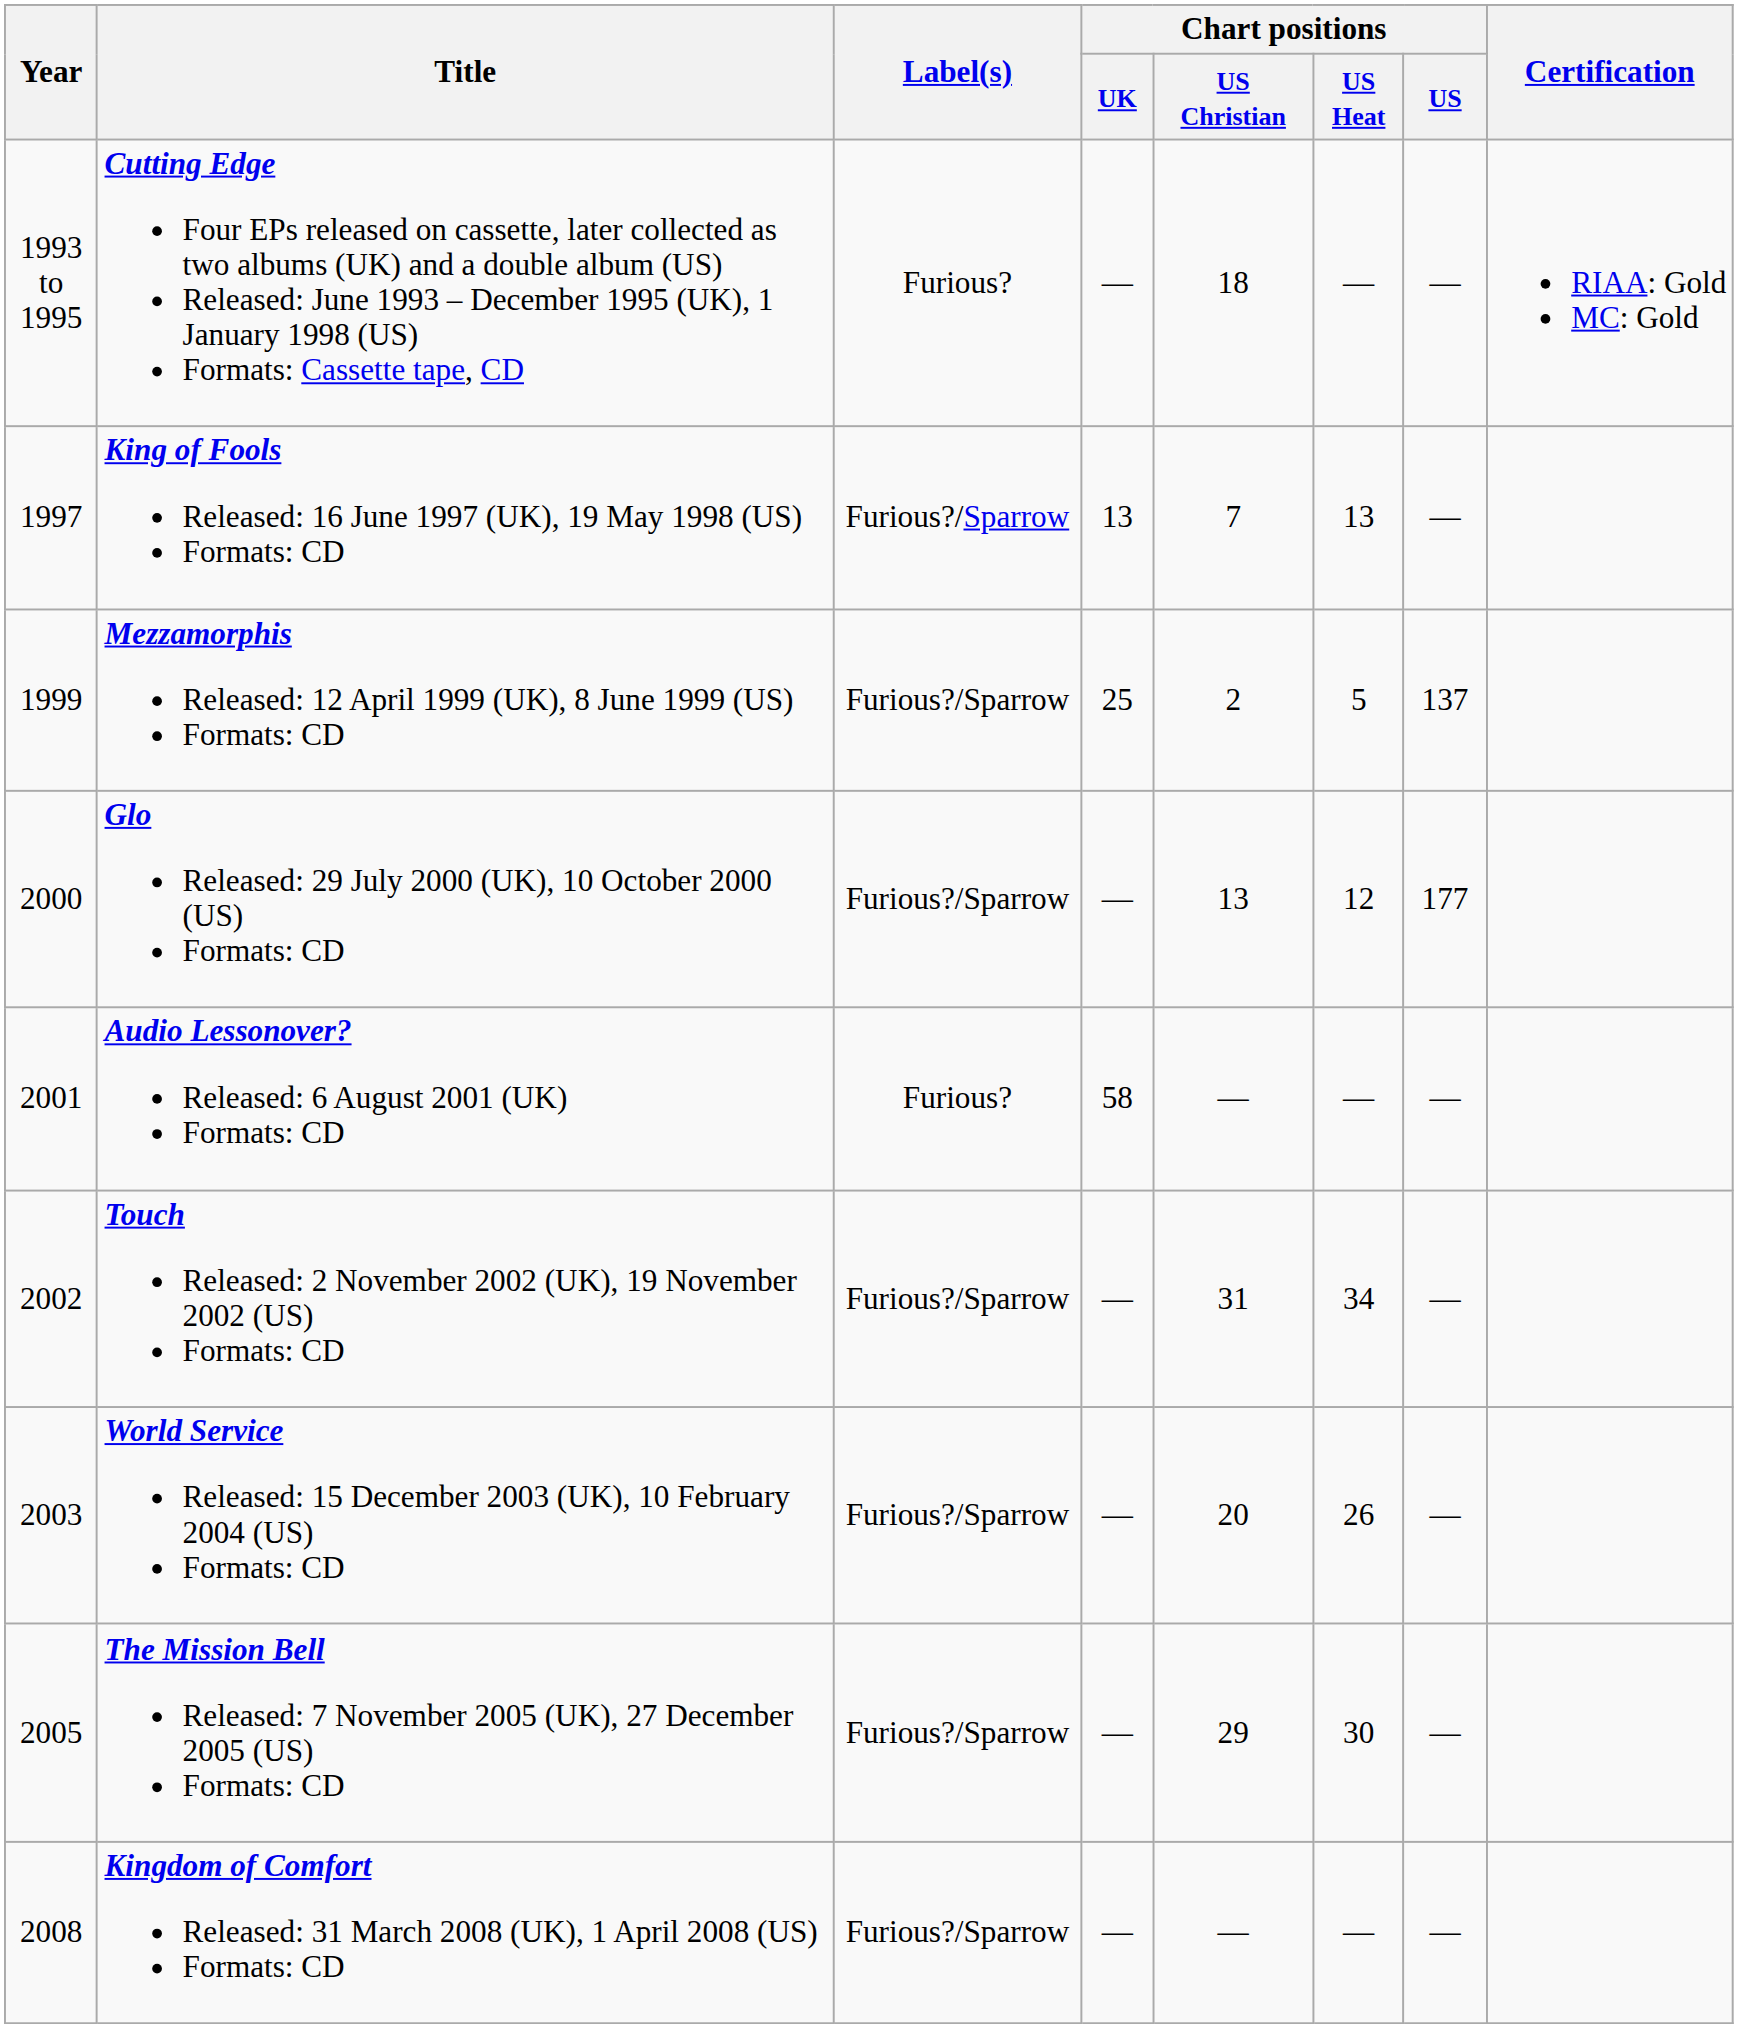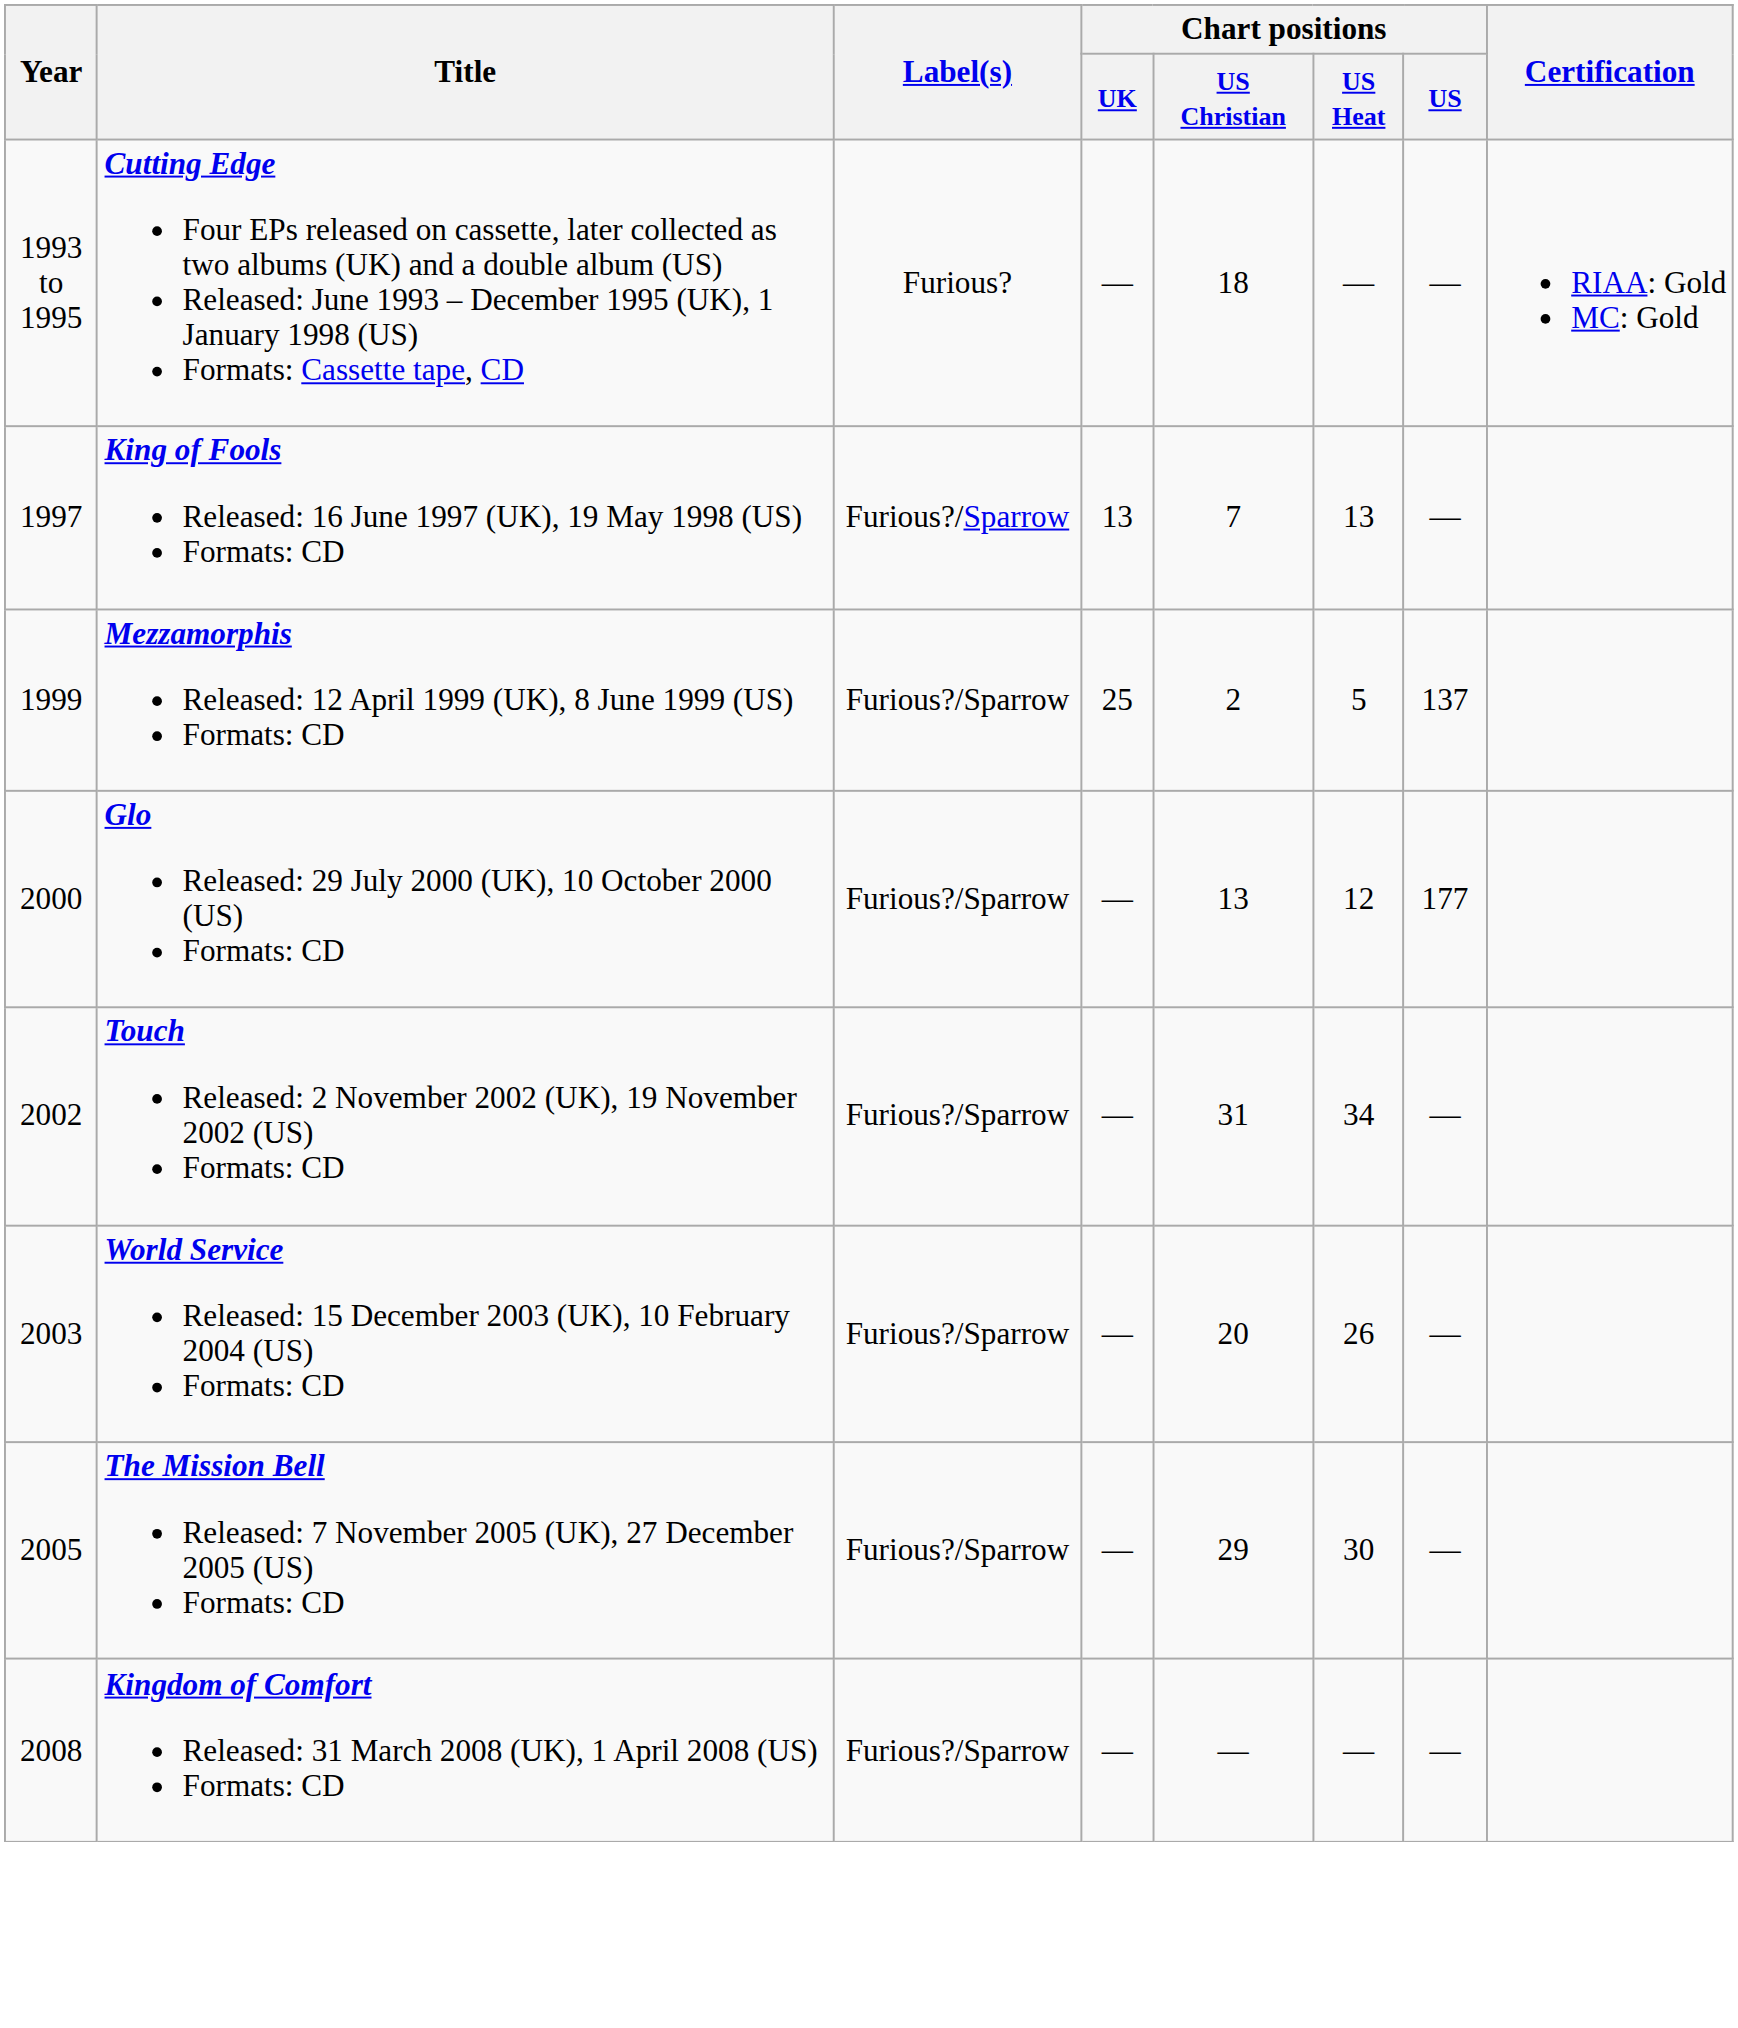- row: (465, 1083)
